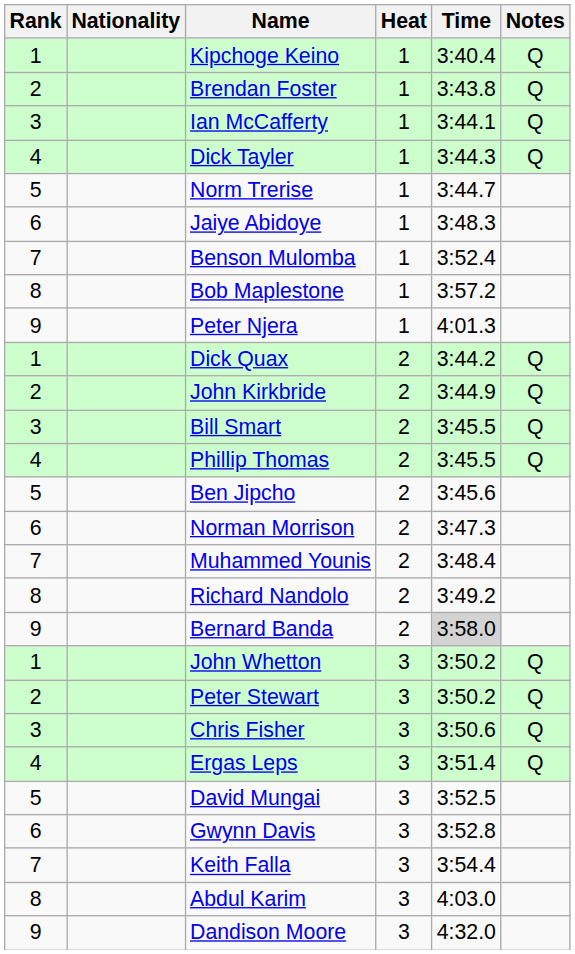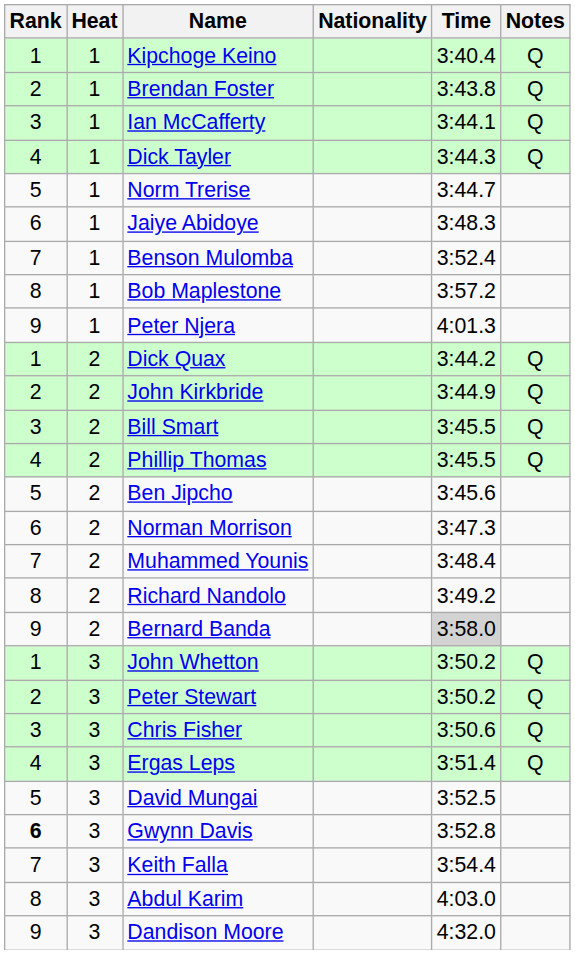columns swapped: (404, 21) <-> (126, 21)
(36, 831) normal -> (36, 831) bold
